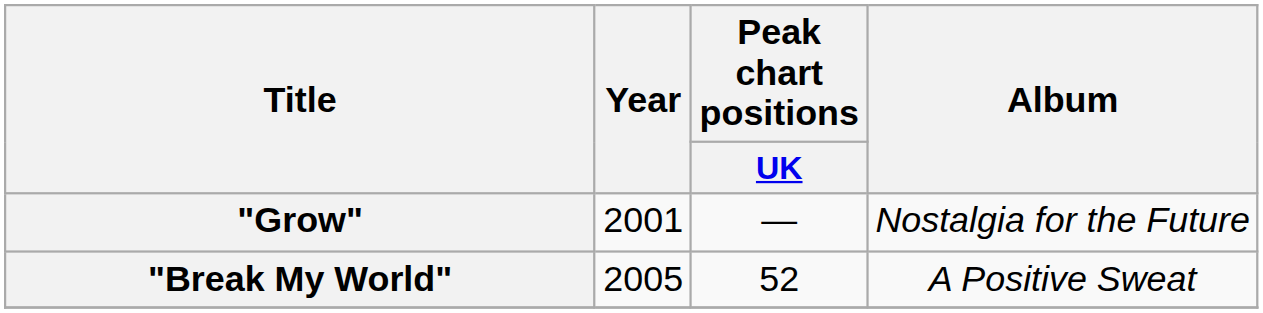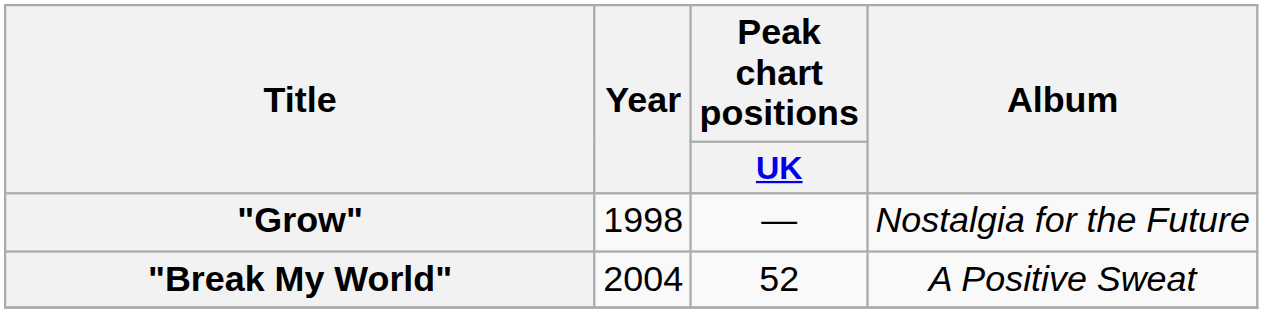(643, 221) 2001 -> (643, 221) 1998
(643, 278) 2005 -> (643, 278) 2004
